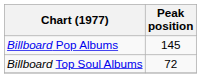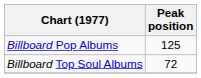(171, 45) 145 -> (171, 45) 125
